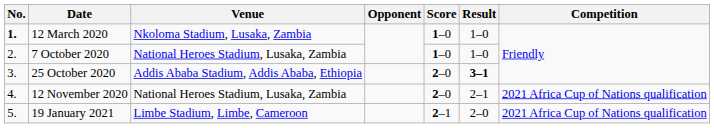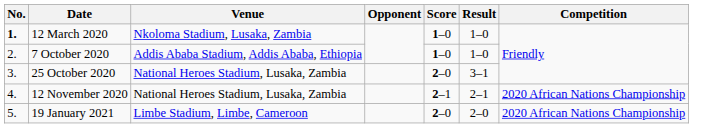(240, 53) National Heroes Stadium, Lusaka, Zambia -> (248, 53) Addis Ababa Stadium, Addis Ababa, Ethiopia
(248, 73) Addis Ababa Stadium, Addis Ababa, Ethiopia -> (240, 73) National Heroes Stadium, Lusaka, Zambia
(479, 73) bold -> (479, 73) normal
(442, 93) 2–0 -> (442, 93) 2–1
(604, 93) 2021 Africa Cup of Nations qualification -> (594, 93) 2020 African Nations Championship
(442, 113) 2–1 -> (442, 113) 2–0
(604, 113) 2021 Africa Cup of Nations qualification -> (594, 113) 2020 African Nations Championship
